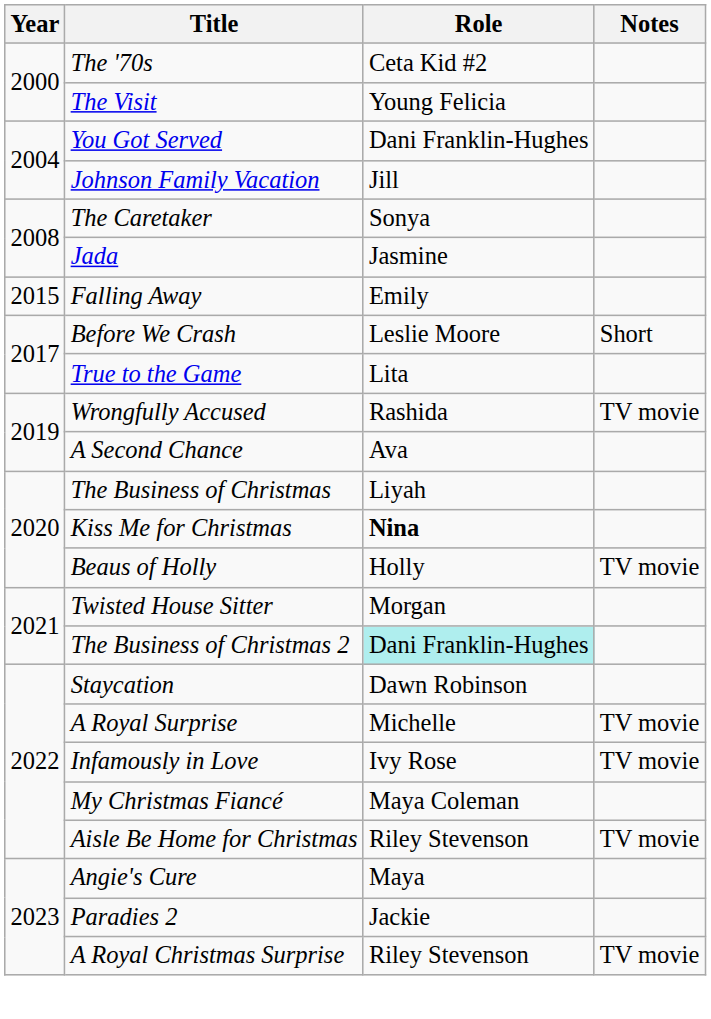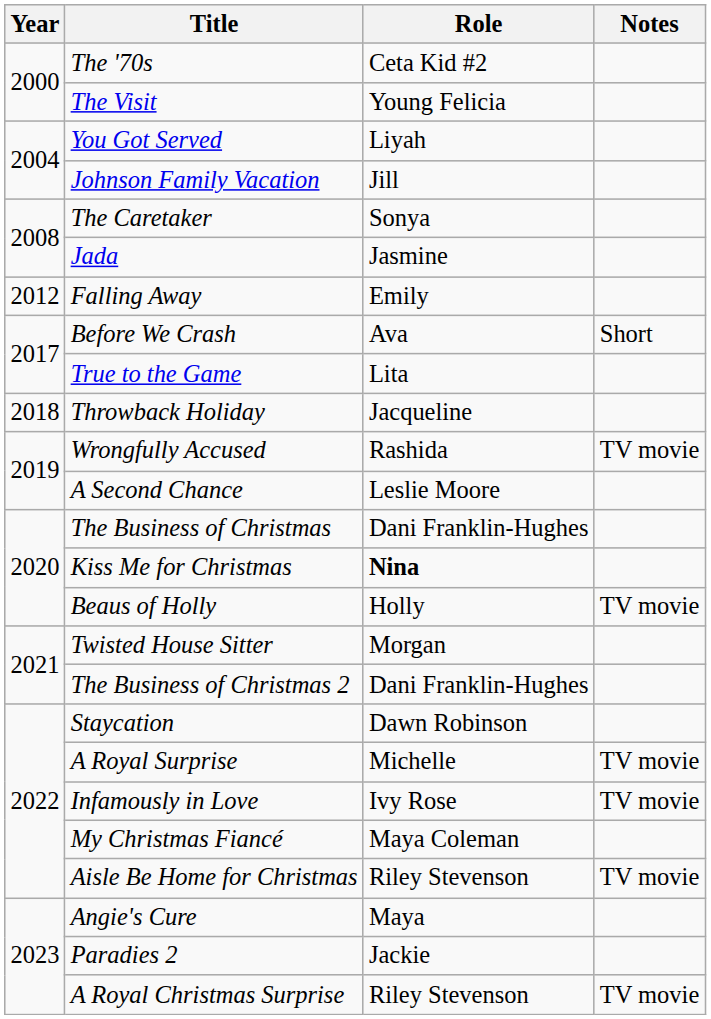(479, 140) Dani Franklin-Hughes -> (397, 140) Liyah
(35, 295) 2015 -> (35, 295) 2012
(434, 334) Leslie Moore -> (388, 334) Ava
+ row: (168, 412)
(388, 450) Ava -> (434, 489) Leslie Moore
(397, 489) Liyah -> (479, 528) Dani Franklin-Hughes
(479, 645) paleturquoise background -> (479, 683) no background
